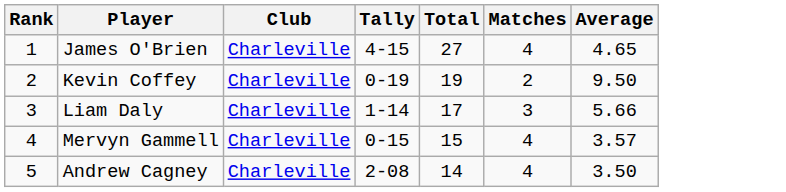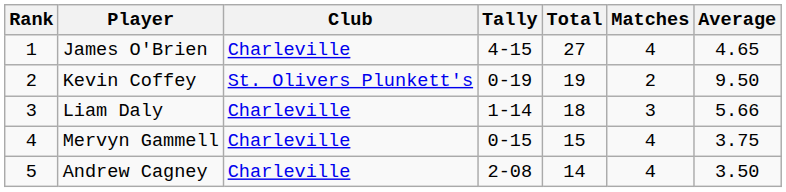(289, 80) Charleville -> (350, 80) St. Olivers Plunkett's
(452, 111) 17 -> (574, 111) 18
(614, 141) 3.57 -> (737, 141) 3.75
